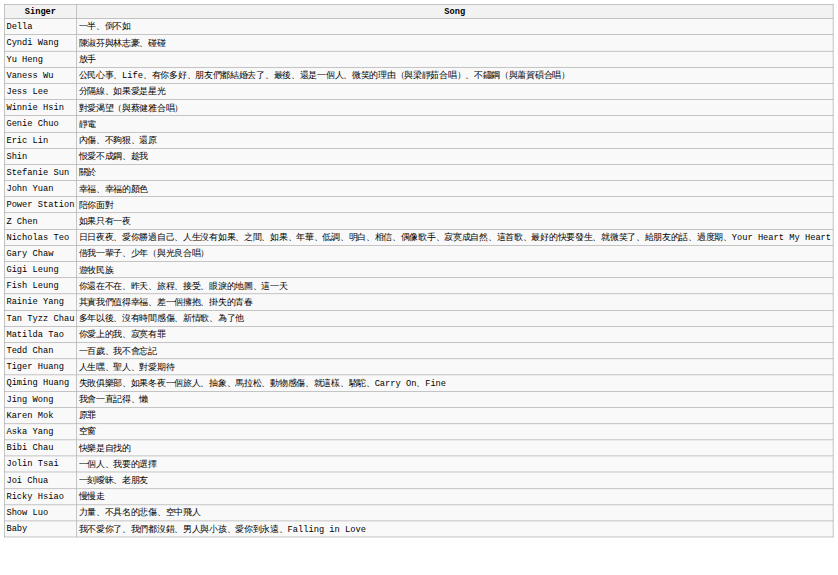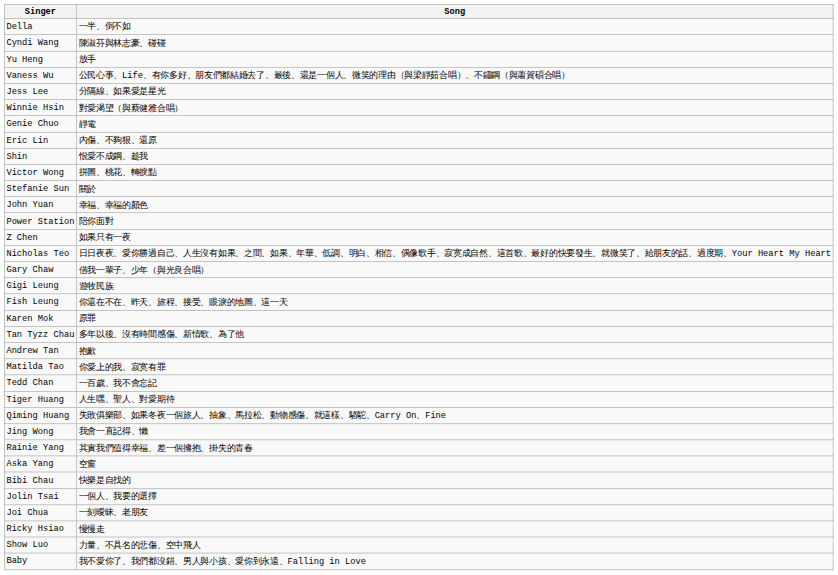+ row: (35, 172)
rows swapped: (30, 416) <-> (35, 302)
+ row: (33, 351)
